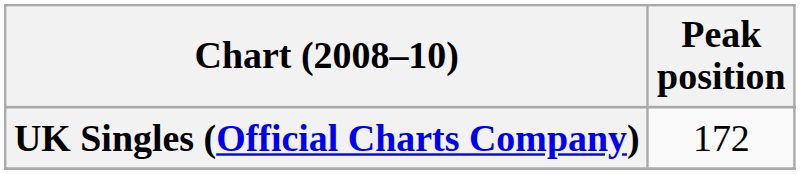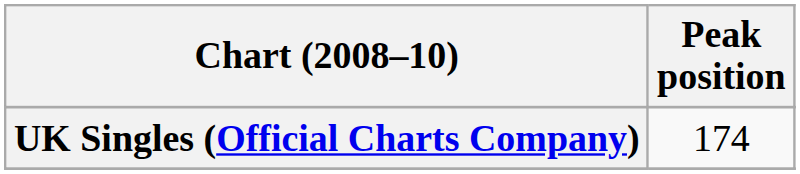(721, 137) 172 -> (721, 137) 174
